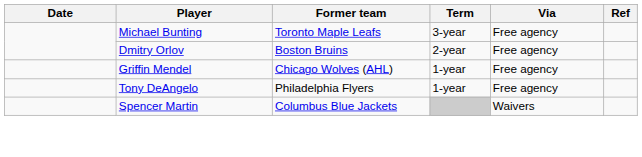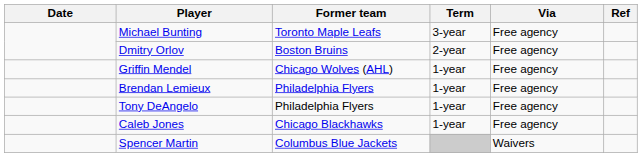+ row: (165, 87)
+ row: (151, 124)
